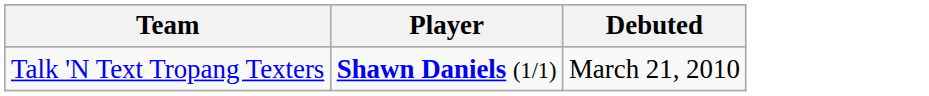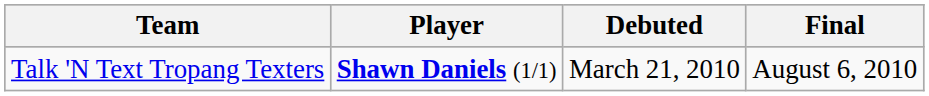+ column: (835, 25)
